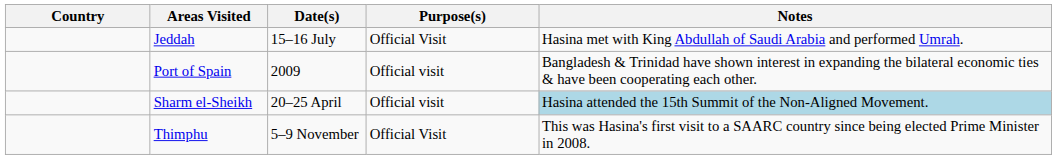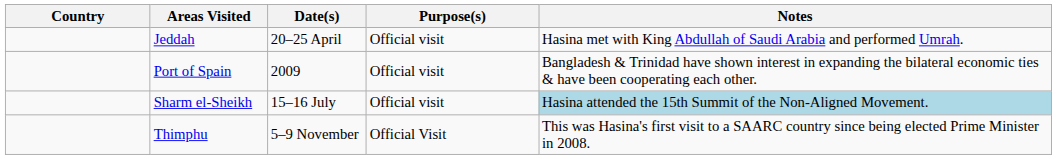(303, 39) 15–16 July -> (306, 39) 20–25 April
(408, 39) Official Visit -> (407, 39) Official visit
(306, 102) 20–25 April -> (303, 102) 15–16 July
